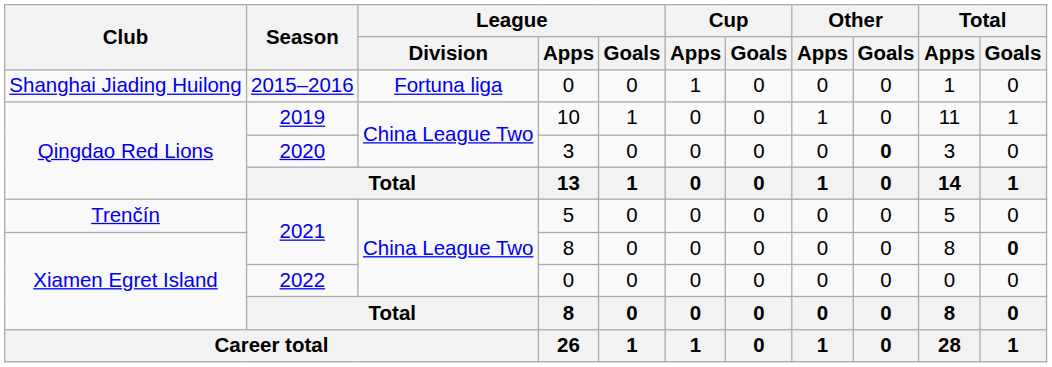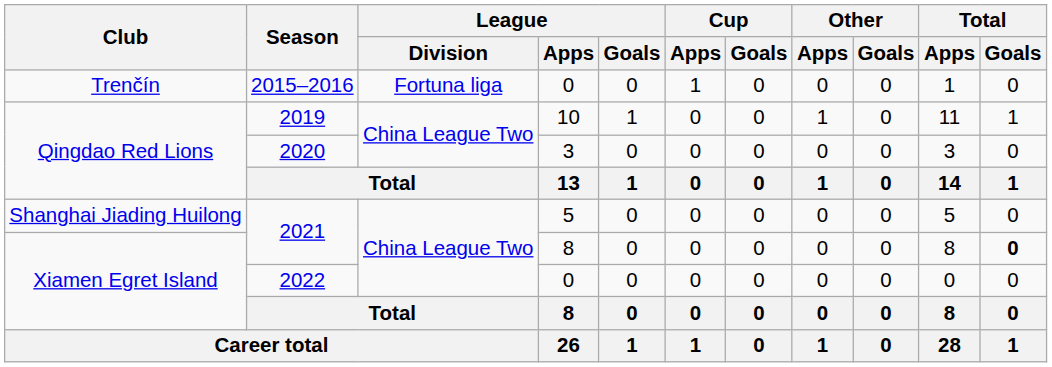(125, 85) Shanghai Jiading Huilong -> (125, 85) Trenčín
(886, 150) bold -> (886, 150) normal
(125, 215) Trenčín -> (125, 215) Shanghai Jiading Huilong
